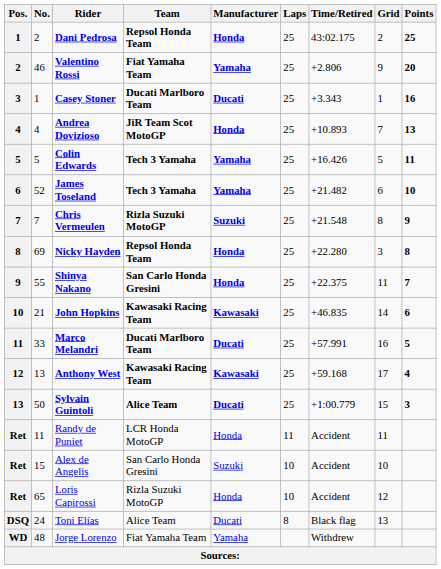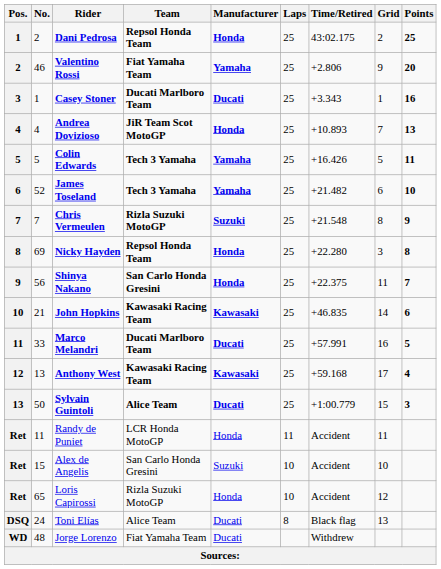(39, 282) 55 -> (39, 282) 56
(231, 538) Yamaha -> (228, 538) Ducati
